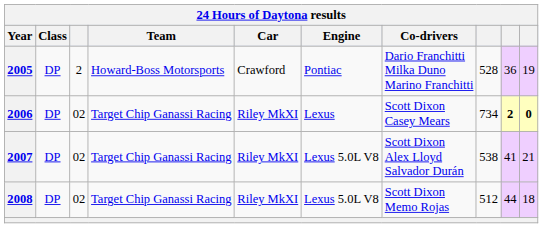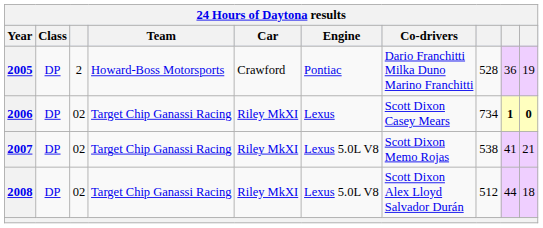(510, 114) 2 -> (510, 114) 1
(424, 157) Scott Dixon Alex Lloyd Salvador Durán -> (417, 149) Scott Dixon Memo Rojas
(417, 199) Scott Dixon Memo Rojas -> (424, 192) Scott Dixon Alex Lloyd Salvador Durán
